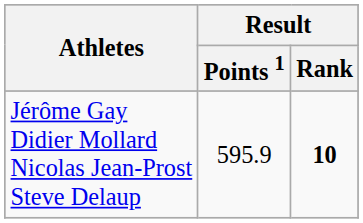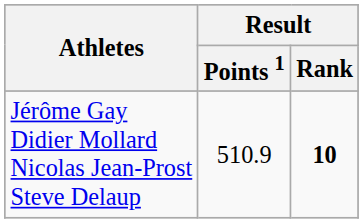(244, 154) 595.9 -> (244, 154) 510.9
